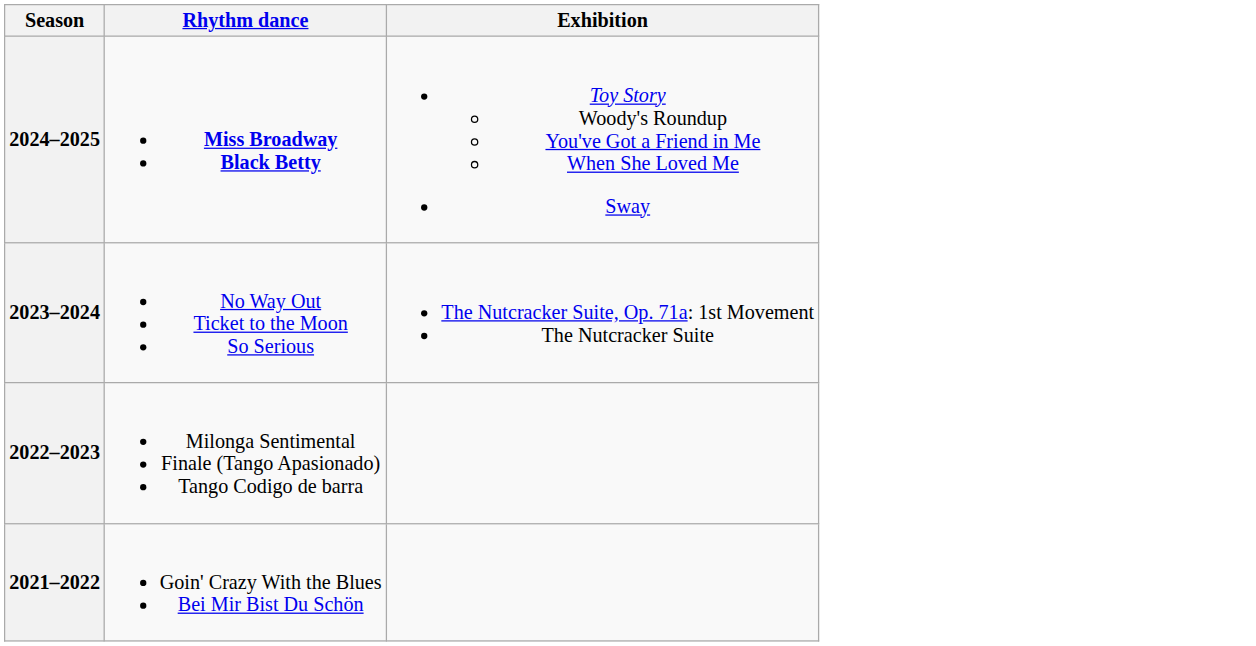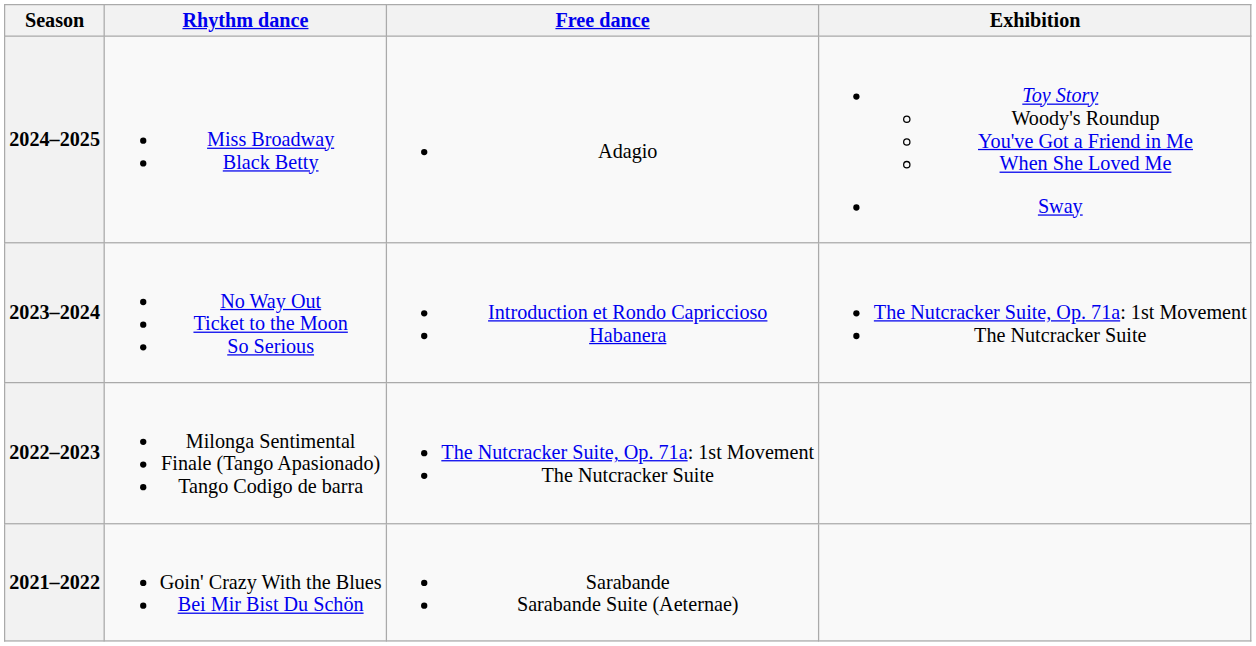+ column: (603, 20)
(245, 151) bold -> (245, 151) normal
